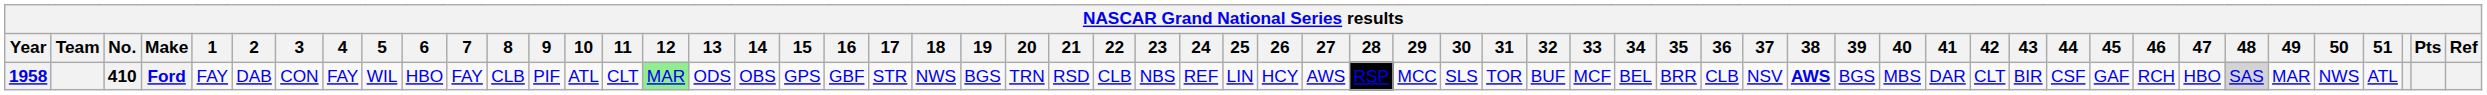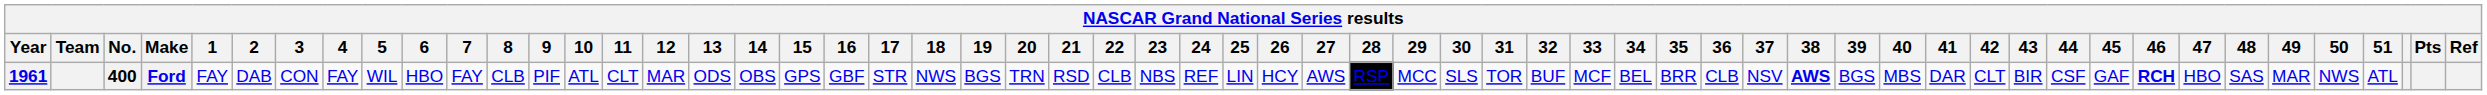(28, 76) 1958 -> (28, 76) 1961
(122, 76) 410 -> (122, 76) 400
(666, 76) lightgreen background -> (666, 76) no background
(2156, 76) normal -> (2156, 76) bold
(2246, 76) lightgrey background -> (2246, 76) no background
